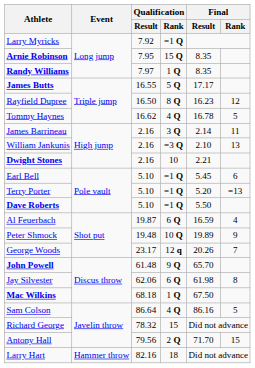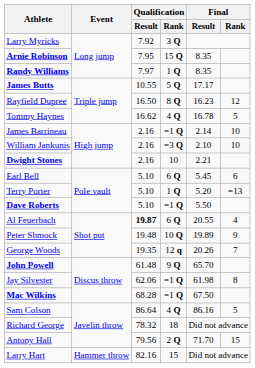(174, 41) =1 Q -> (174, 41) 3 Q
(146, 86) 16.55 -> (146, 86) 10.55
(174, 131) 3 Q -> (174, 131) =1 Q
(235, 131) 11 -> (235, 131) 10
(235, 146) 13 -> (235, 146) 10
(174, 176) =1 Q -> (174, 176) 6 Q
(174, 191) =1 Q -> (174, 191) 1 Q
(146, 221) normal -> (146, 221) bold
(203, 221) 16.59 -> (203, 221) 20.55
(146, 250) 23.17 -> (146, 250) 19.35
(174, 280) 6 Q -> (174, 280) =1 Q
(146, 295) 68.18 -> (146, 295) 68.28
(174, 295) 1 Q -> (174, 295) =1 Q
(174, 325) 15 -> (174, 325) 18
(174, 355) 18 -> (174, 355) 15
